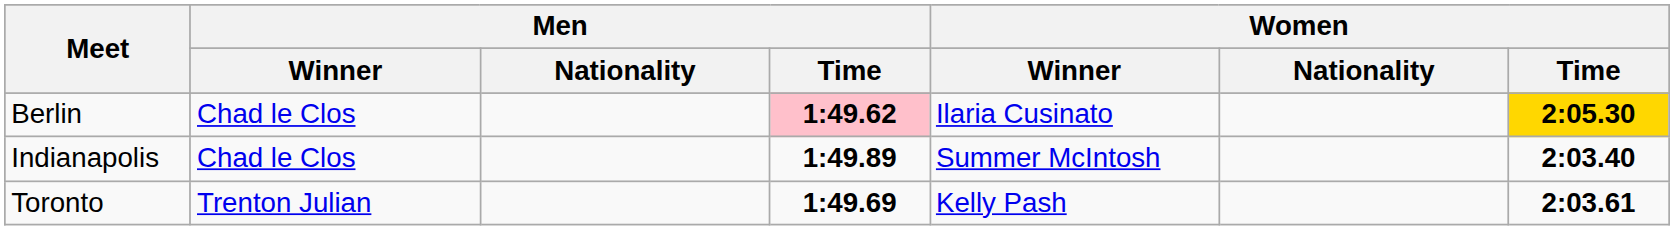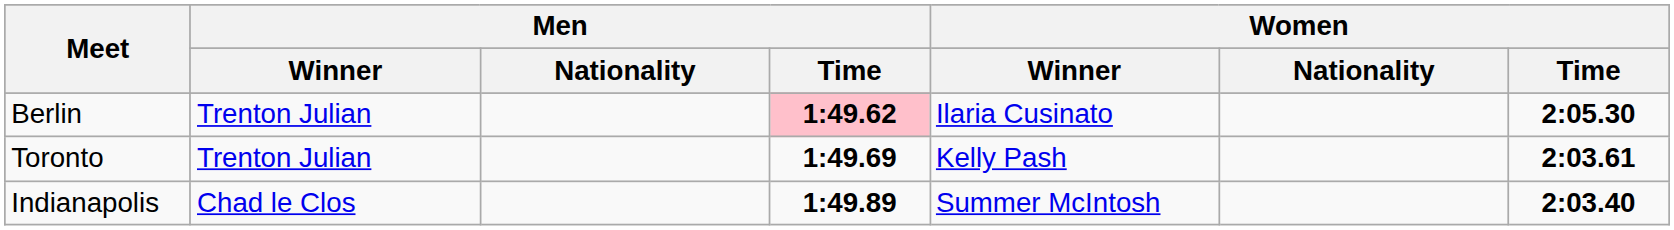(276, 114) Chad le Clos -> (284, 114) Trenton Julian
(1589, 114) gold background -> (1589, 114) no background
rows swapped: (57, 202) <-> (85, 158)
